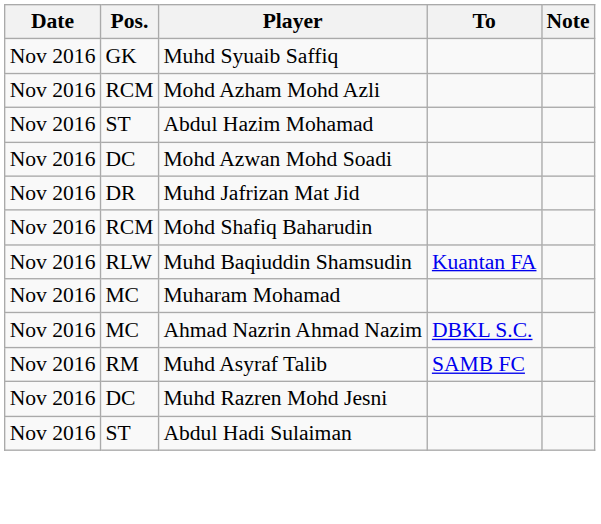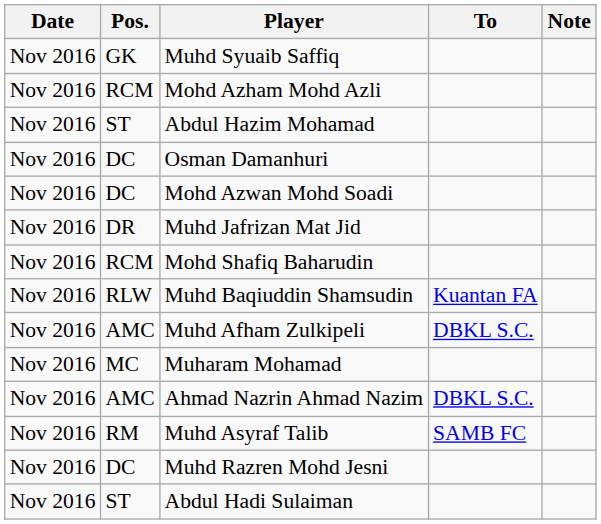+ row: (246, 158)
+ row: (265, 329)
(122, 329) MC -> (130, 398) AMC
